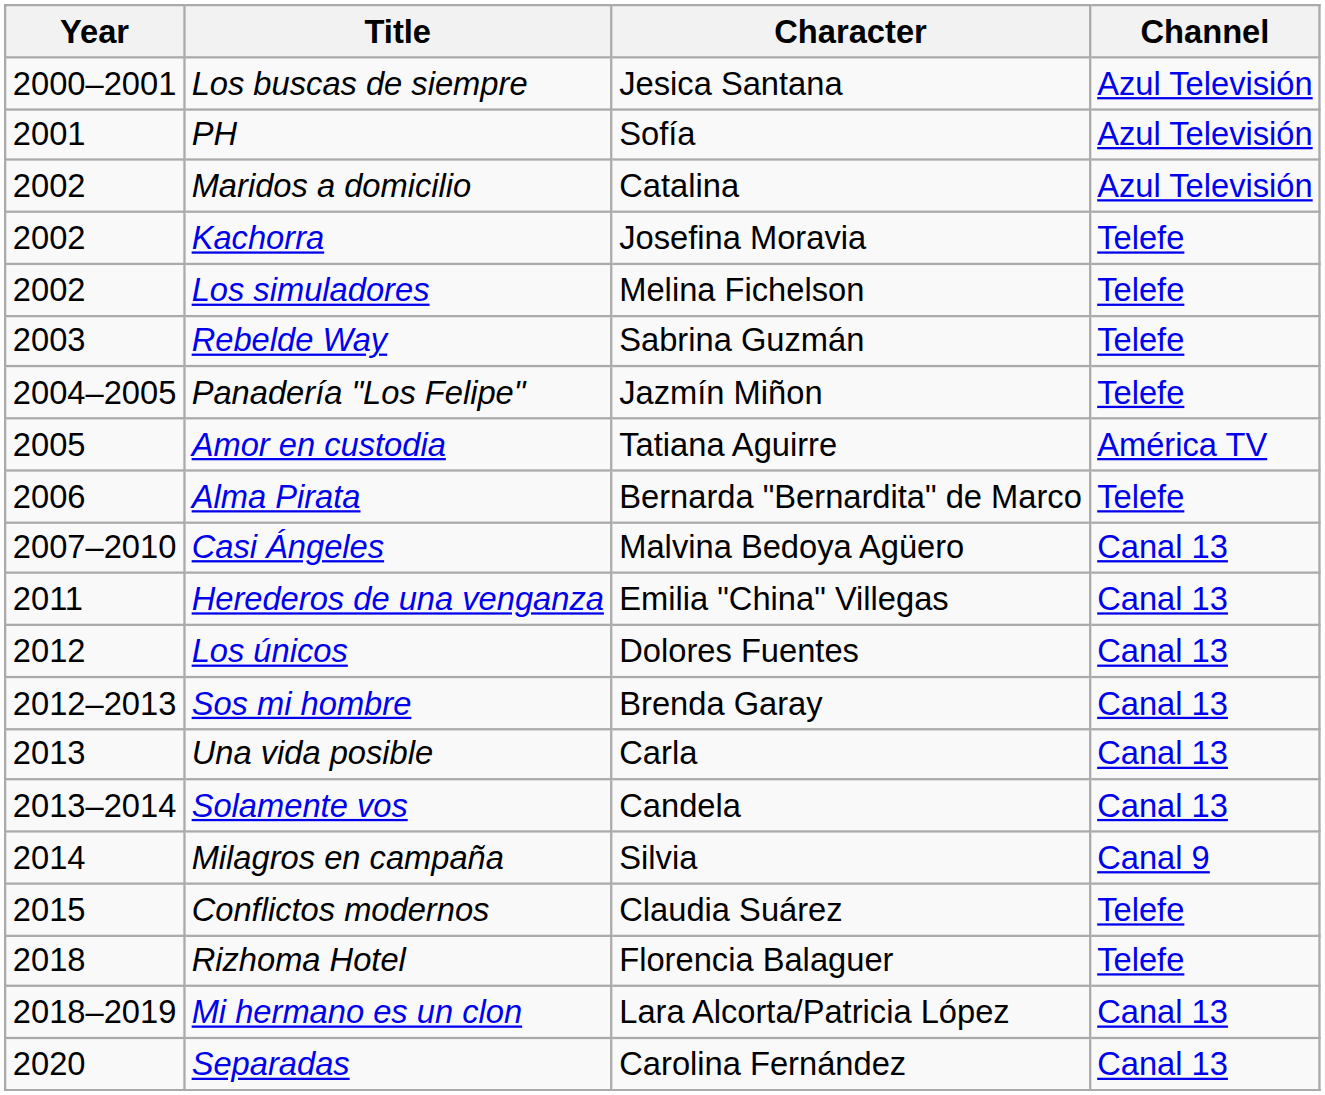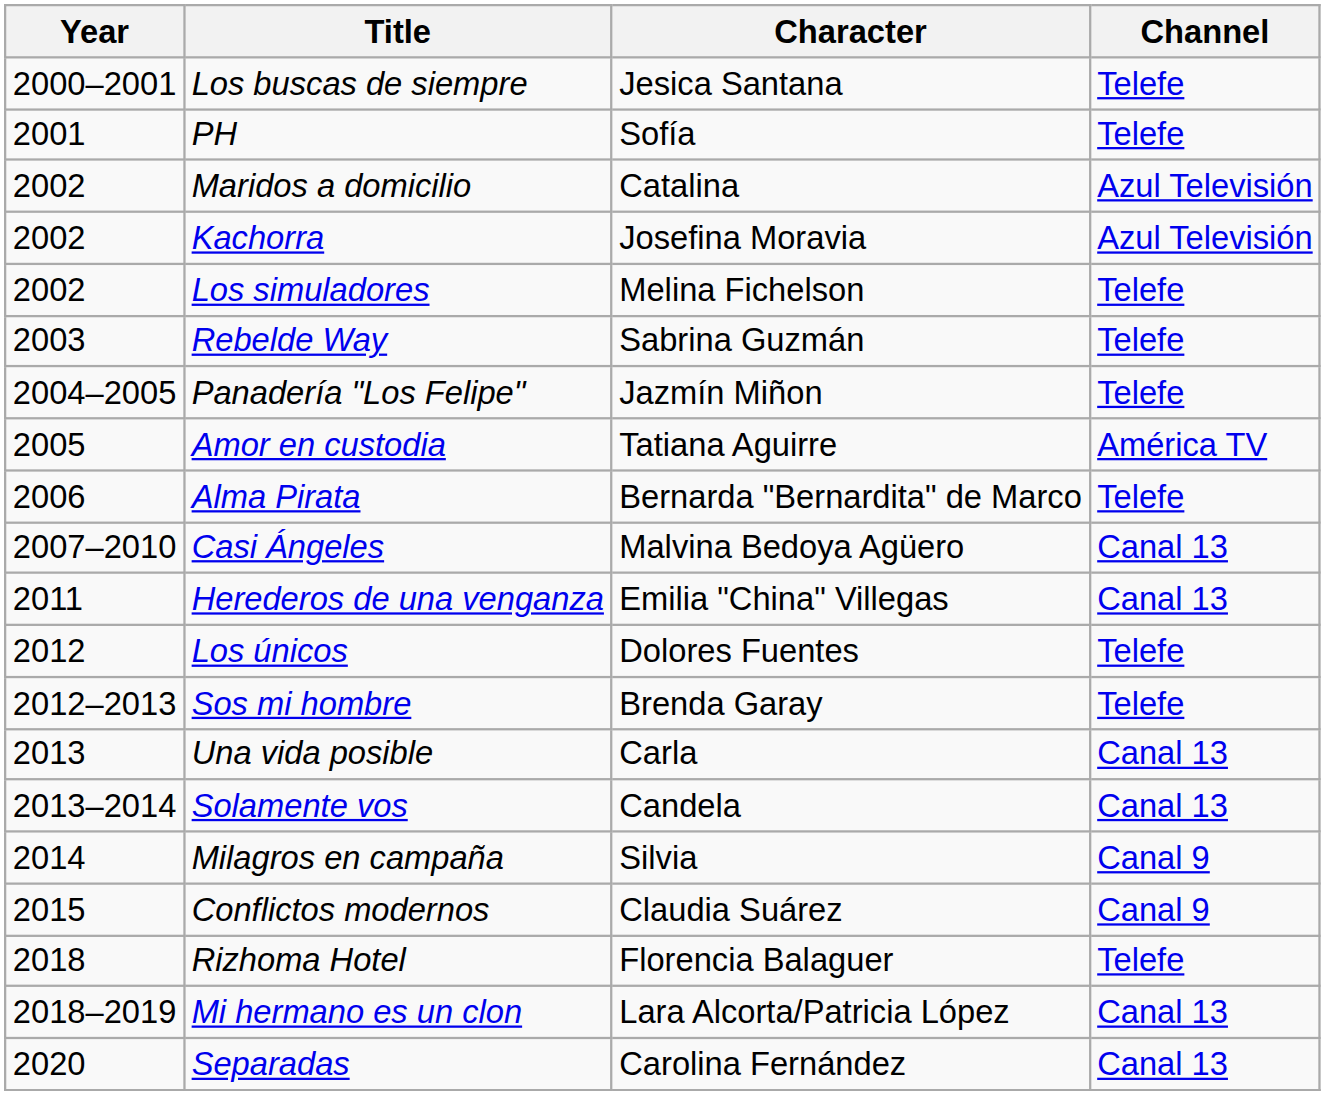(1205, 83) Azul Televisión -> (1141, 83) Telefe
(1205, 135) Azul Televisión -> (1141, 135) Telefe
(1141, 238) Telefe -> (1205, 238) Azul Televisión
(1163, 651) Canal 13 -> (1141, 651) Telefe
(1163, 703) Canal 13 -> (1141, 703) Telefe
(1141, 909) Telefe -> (1153, 909) Canal 9
